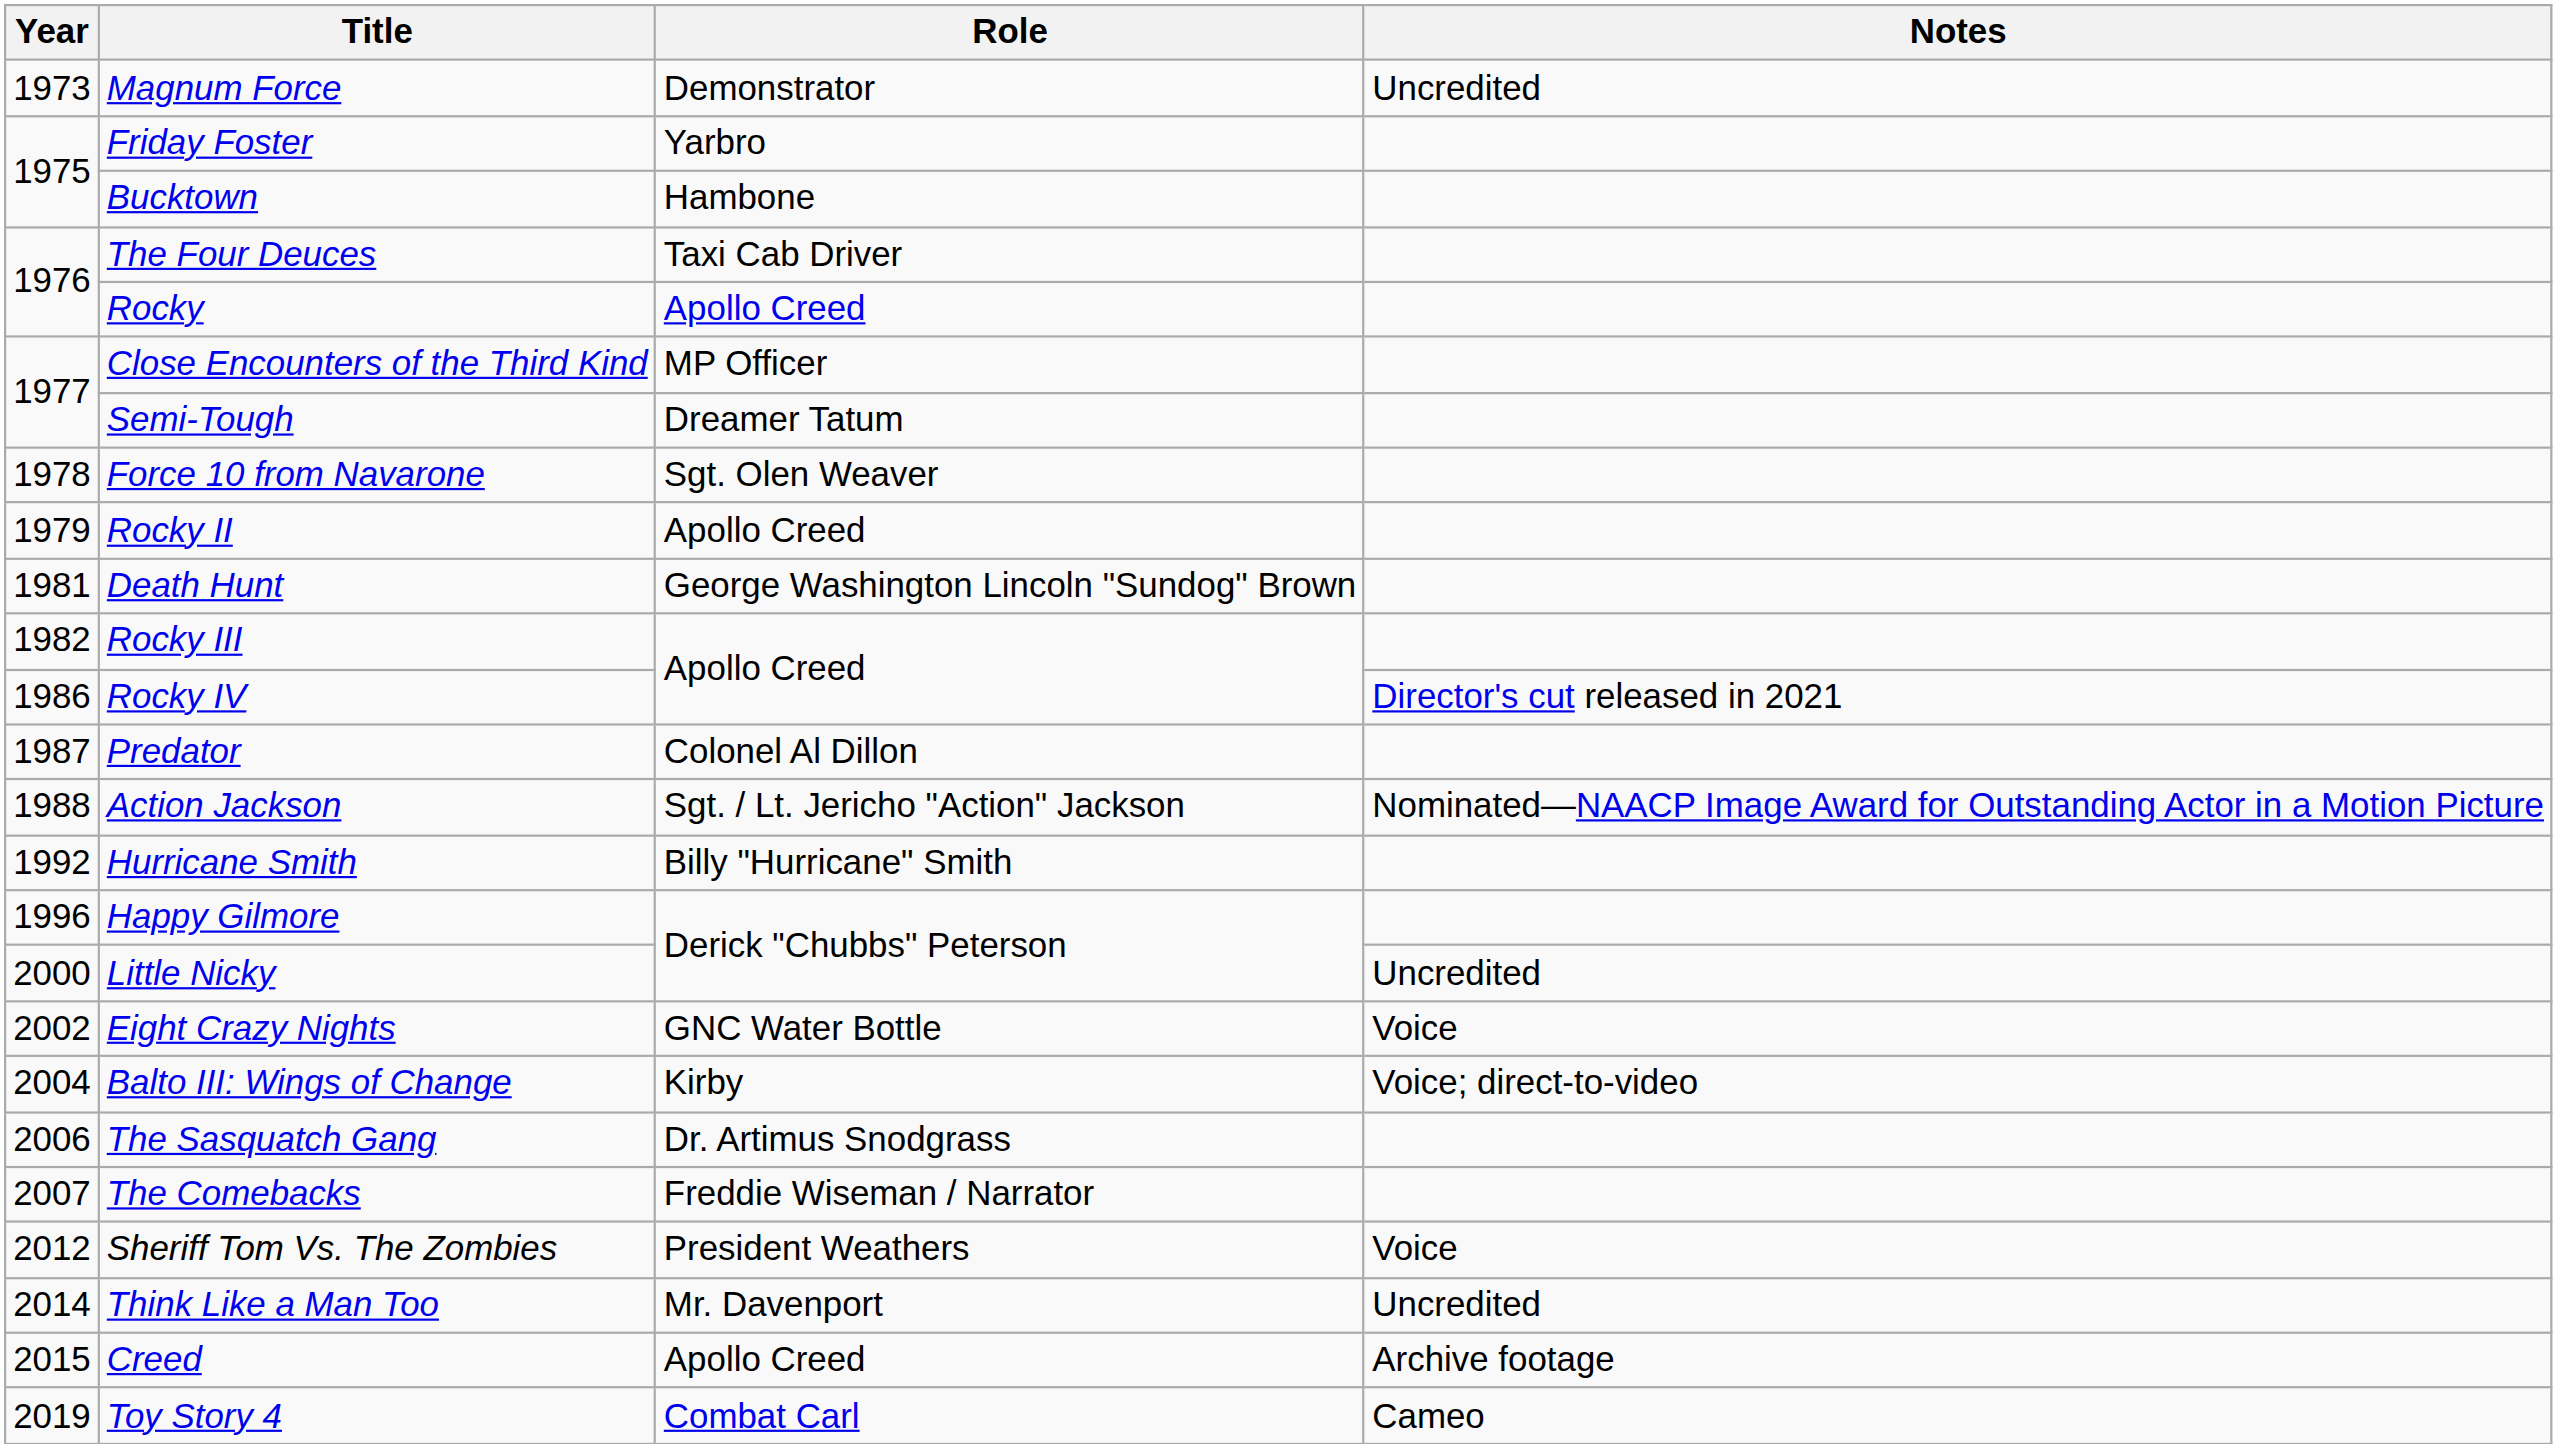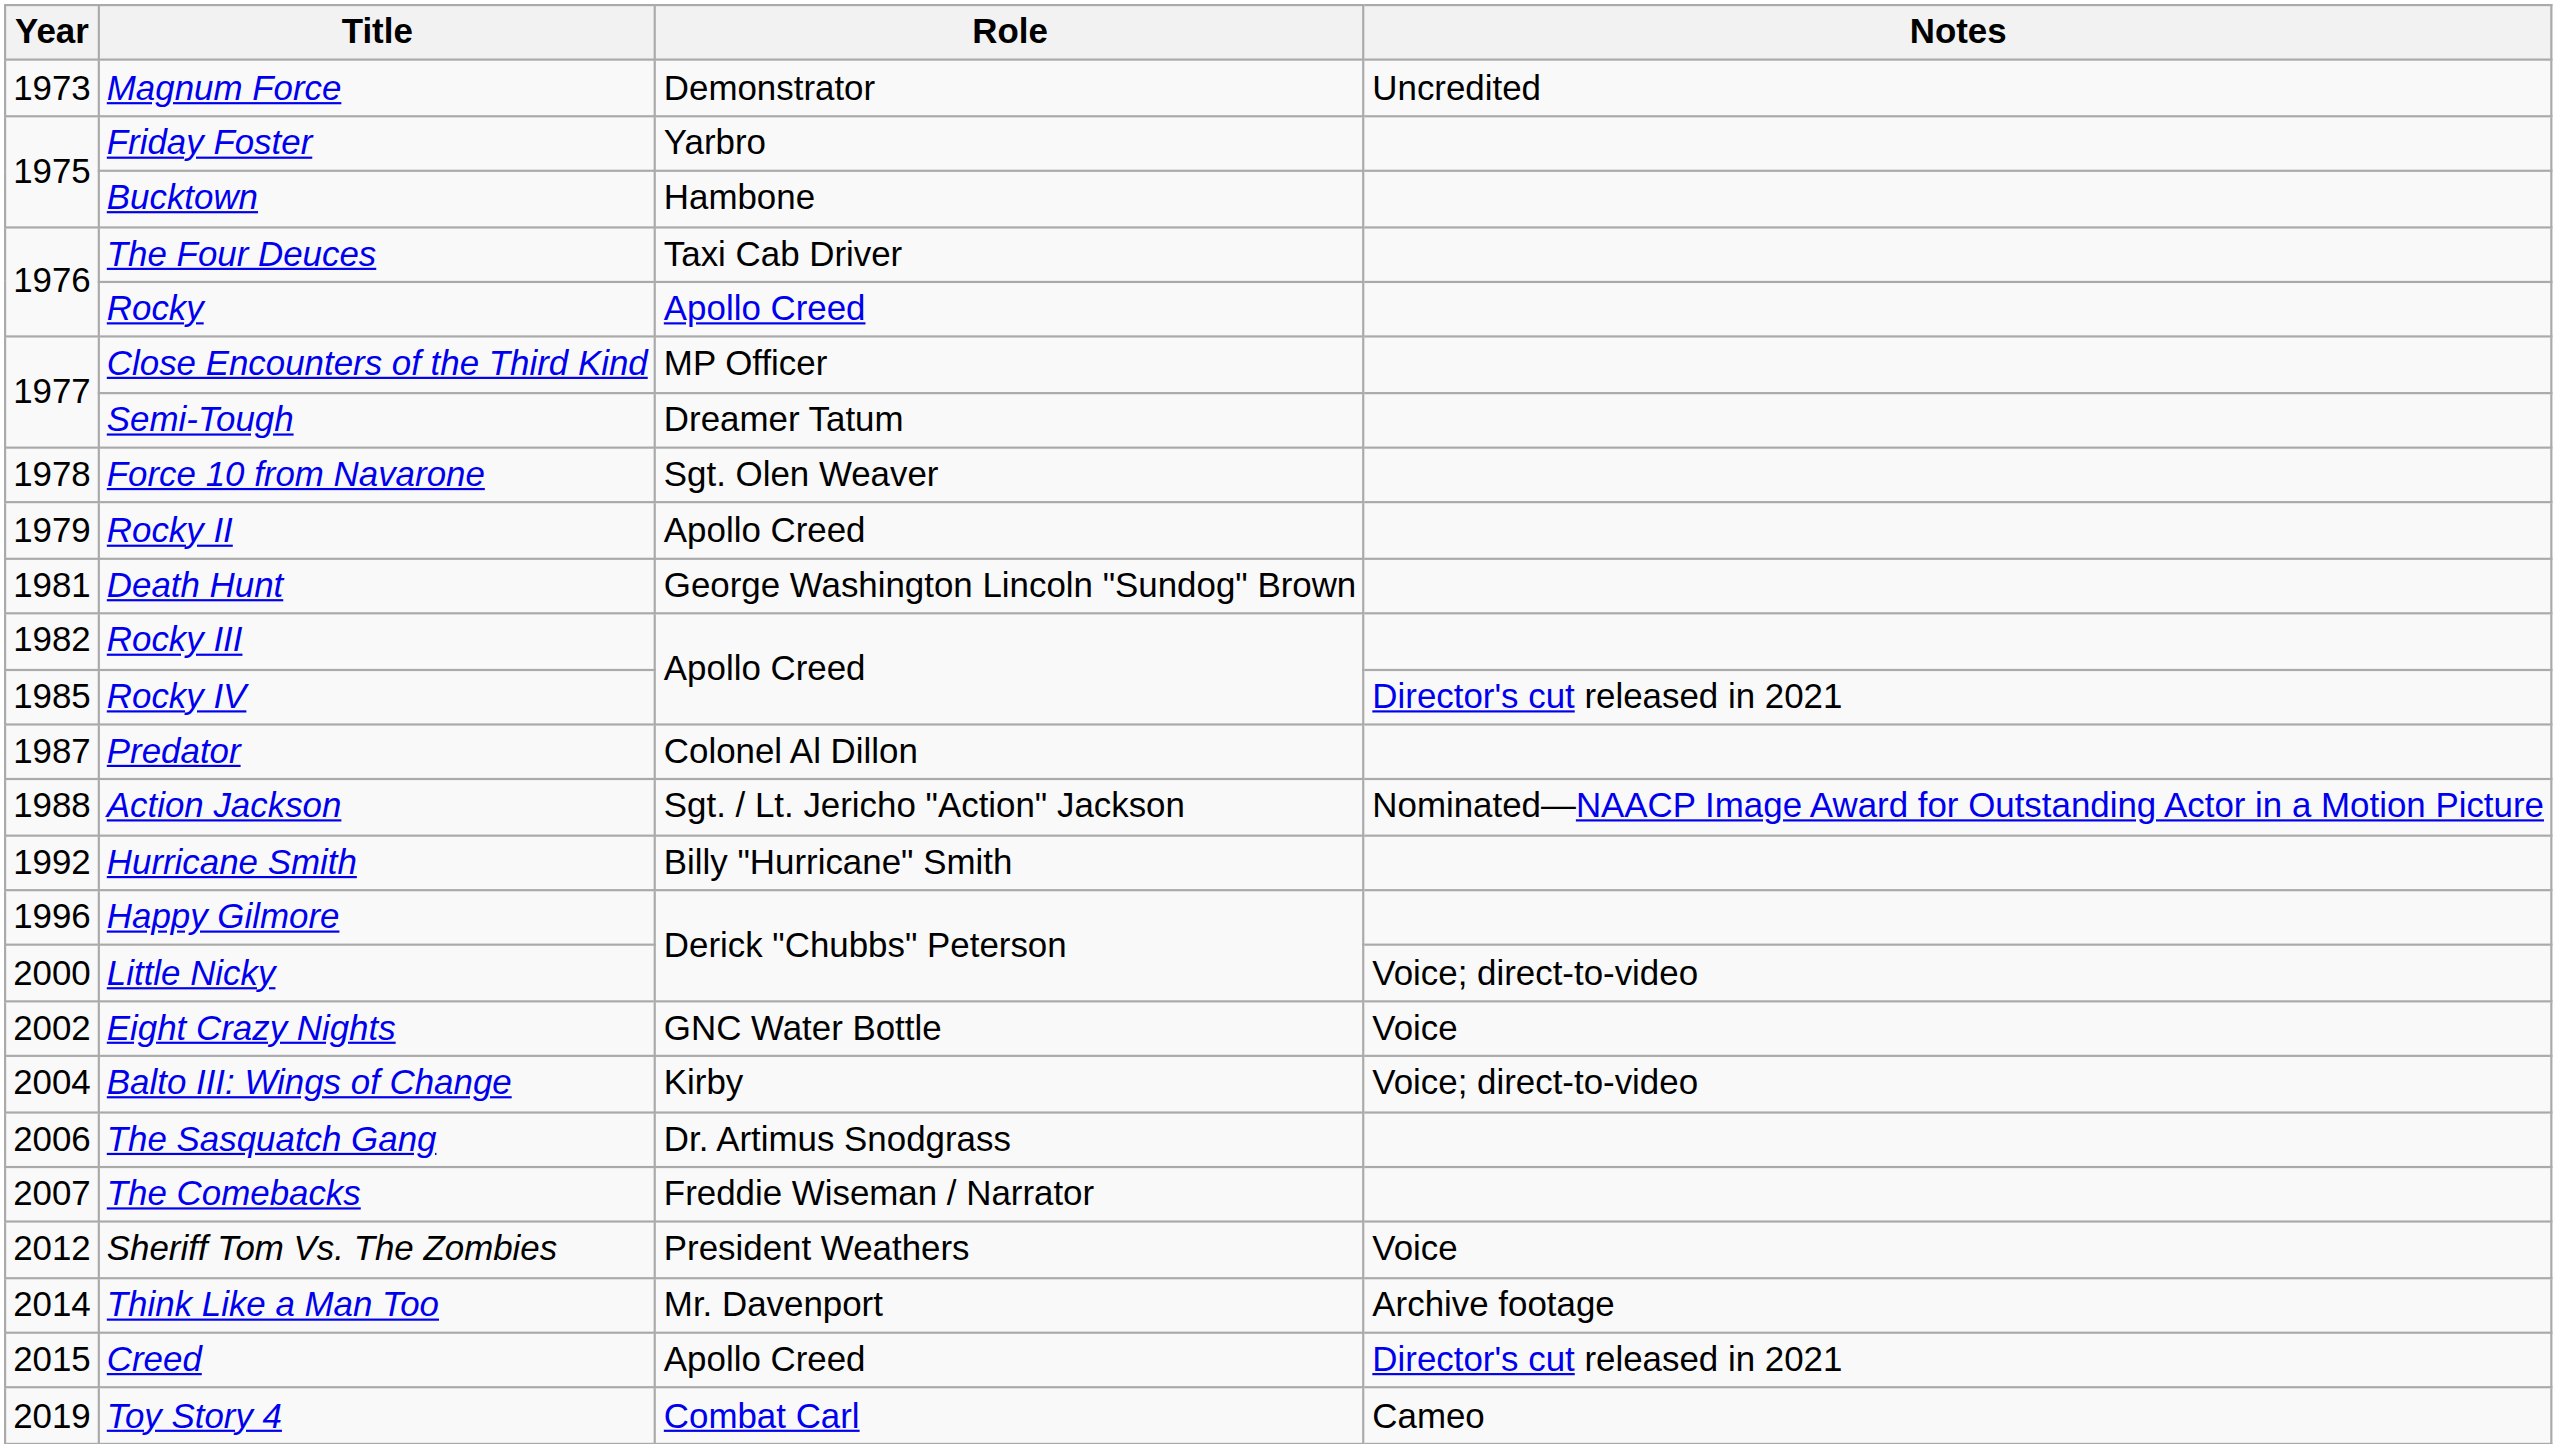(52, 695) 1986 -> (52, 695) 1985
(1457, 972) Uncredited -> (1535, 972) Voice; direct-to-video
(1457, 1304) Uncredited -> (1494, 1304) Archive footage
(1494, 1359) Archive footage -> (1607, 1359) Director's cut released in 2021
